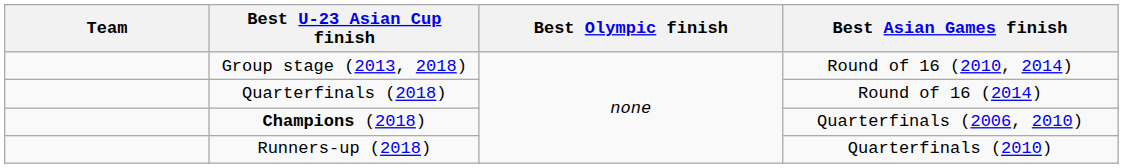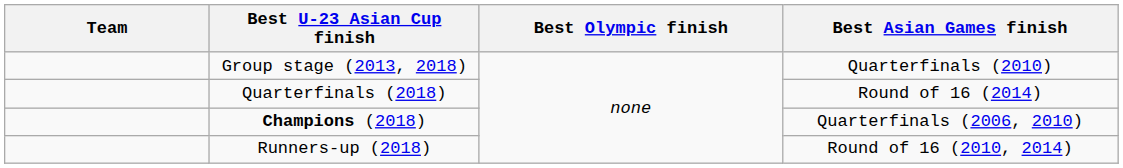(950, 66) Round of 16 (2010, 2014) -> (950, 66) Quarterfinals (2010)
(950, 149) Quarterfinals (2010) -> (950, 149) Round of 16 (2010, 2014)
